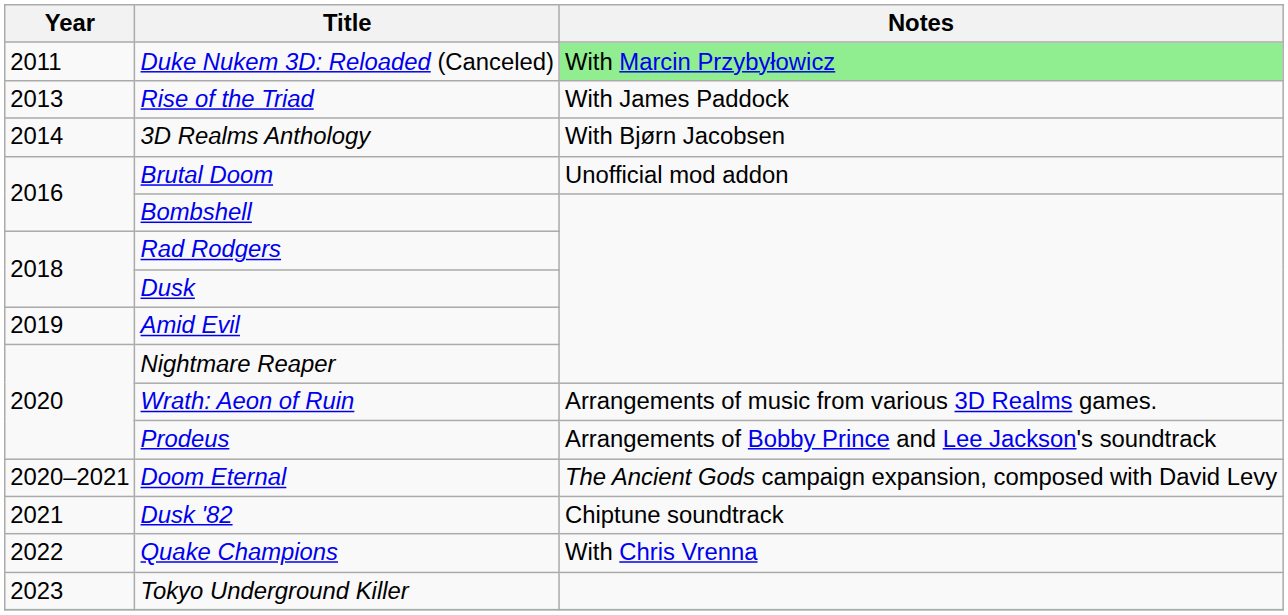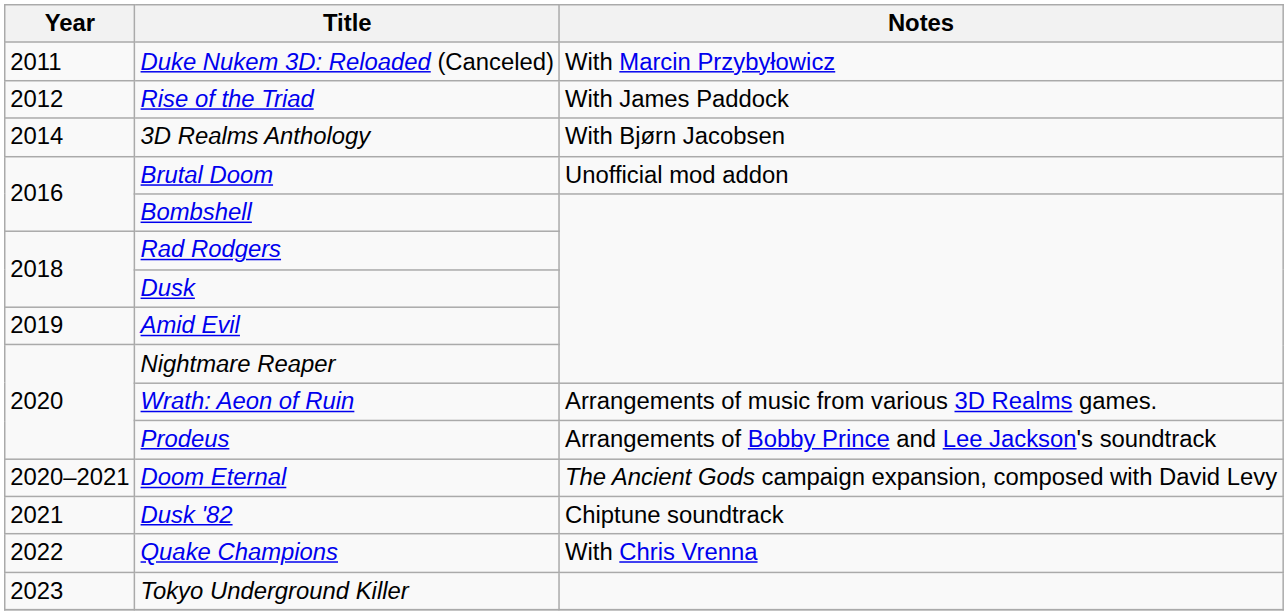(700, 61) lightgreen background -> (700, 61) no background
(37, 99) 2013 -> (37, 99) 2012
